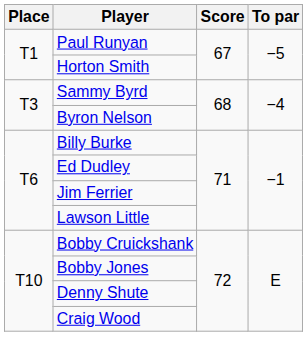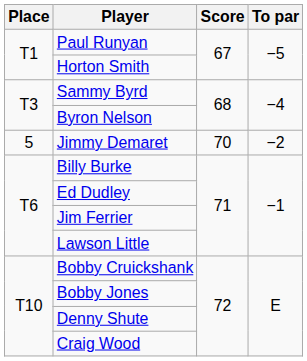+ row: (112, 142)
